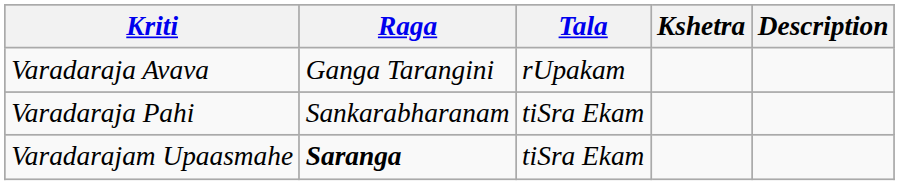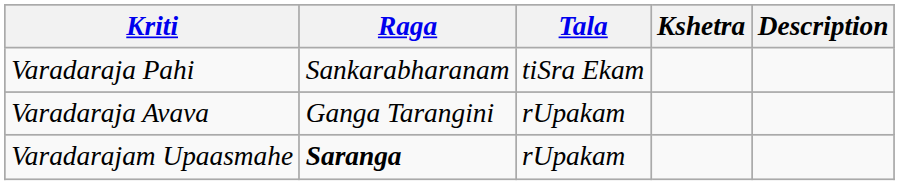rows swapped: (110, 69) <-> (103, 112)
(583, 156) tiSra Ekam -> (574, 156) rUpakam
